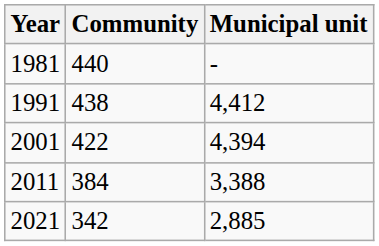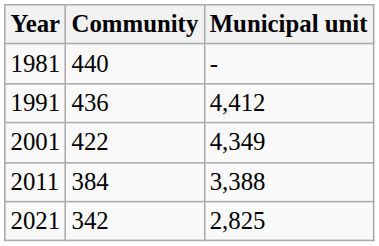(90, 102) 438 -> (90, 102) 436
(238, 142) 4,394 -> (238, 142) 4,349
(238, 220) 2,885 -> (238, 220) 2,825
